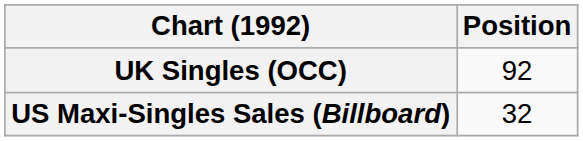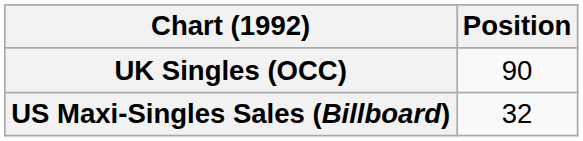(517, 69) 92 -> (517, 69) 90
